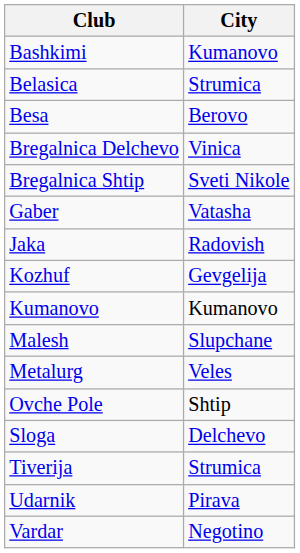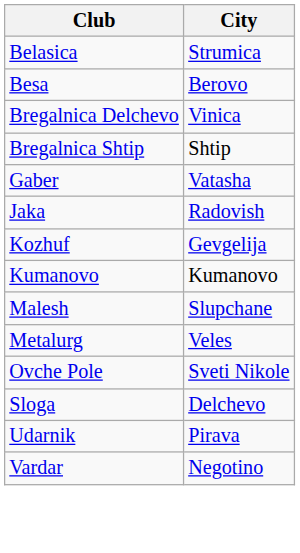- row: (48, 52)
(239, 180) Sveti Nikole -> (209, 148) Shtip
(209, 404) Shtip -> (239, 372) Sveti Nikole
- row: (41, 468)
